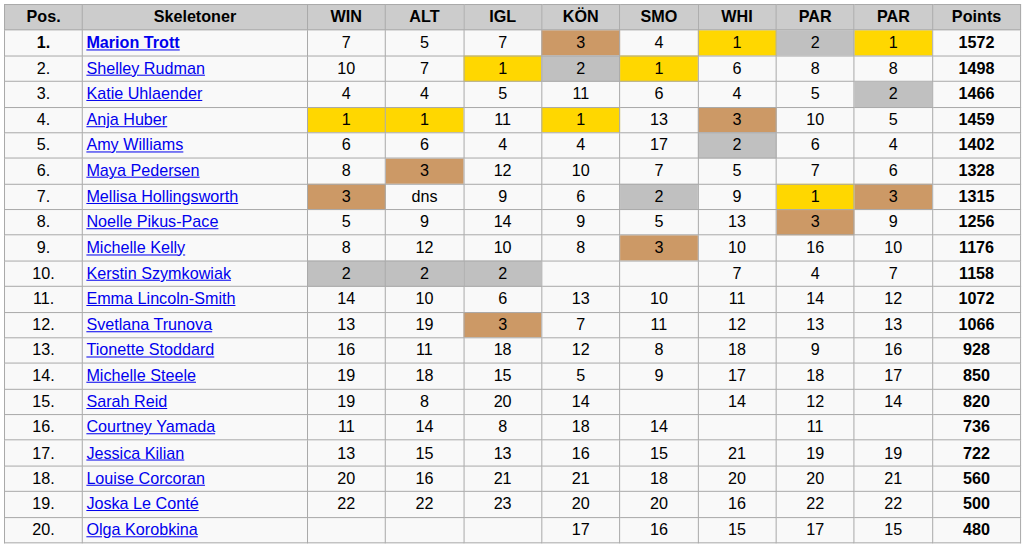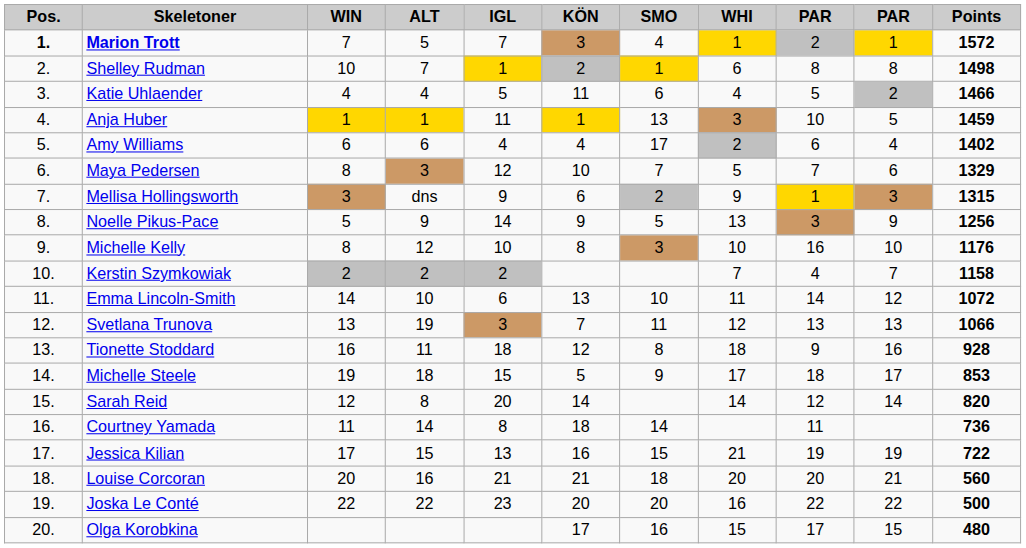(977, 171) 1328 -> (977, 171) 1329
(977, 376) 850 -> (977, 376) 853
(346, 401) 19 -> (346, 401) 12
(346, 453) 13 -> (346, 453) 17
